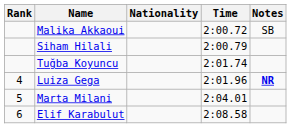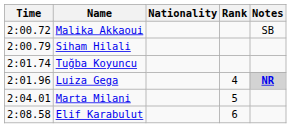columns swapped: (19, 13) <-> (225, 13)
(268, 81) no background -> (268, 81) lightgrey background
